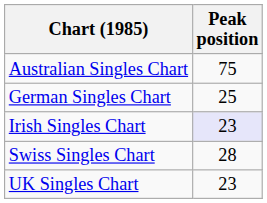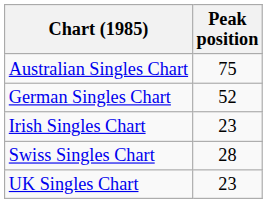(227, 97) 25 -> (227, 97) 52
(227, 126) lavender background -> (227, 126) no background
